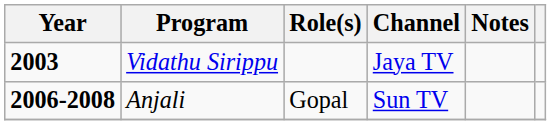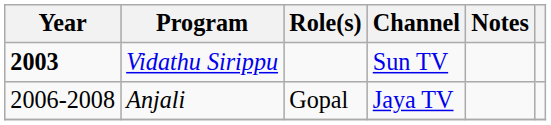(413, 61) Jaya TV -> (410, 61) Sun TV
(63, 100) bold -> (63, 100) normal
(410, 100) Sun TV -> (413, 100) Jaya TV
